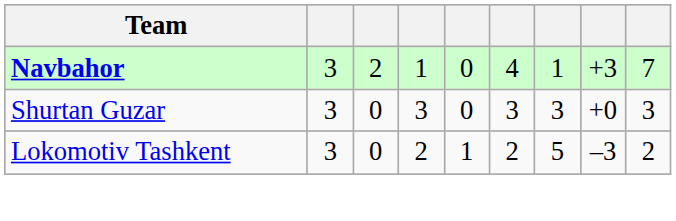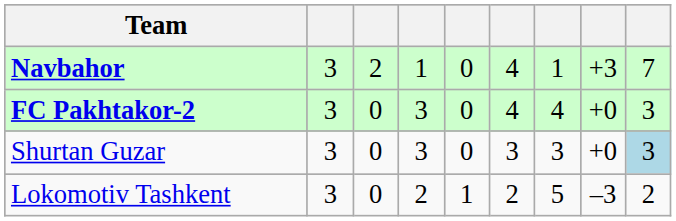+ row: (103, 109)
(648, 109) no background -> (648, 151) lightblue background
